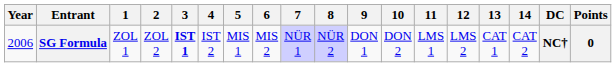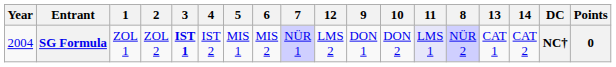columns swapped: (331, 14) <-> (463, 14)
(20, 43) 2006 -> (20, 43) 2004
(431, 43) no background -> (430, 43) lavender background
